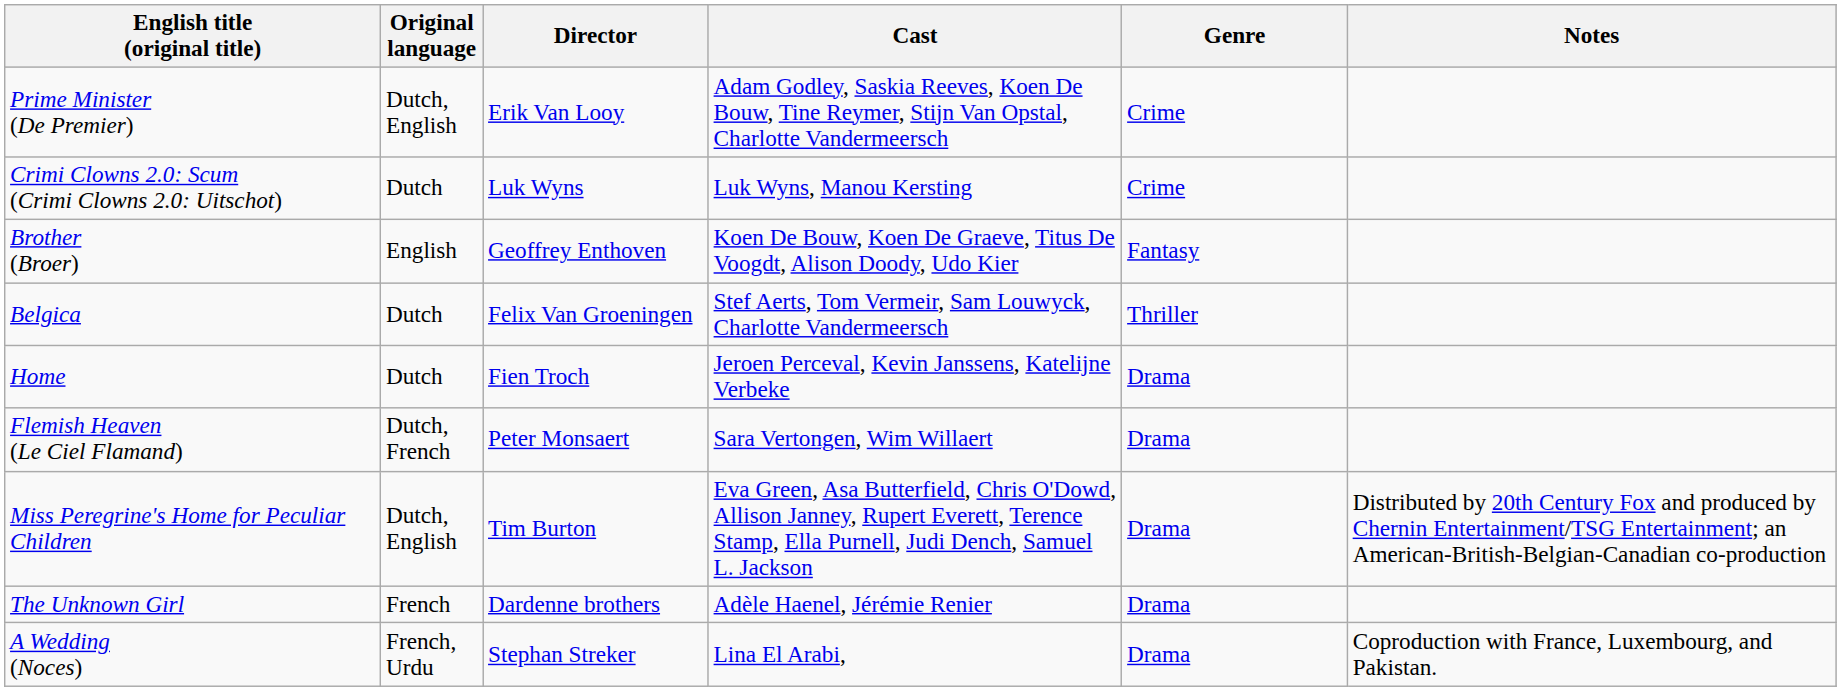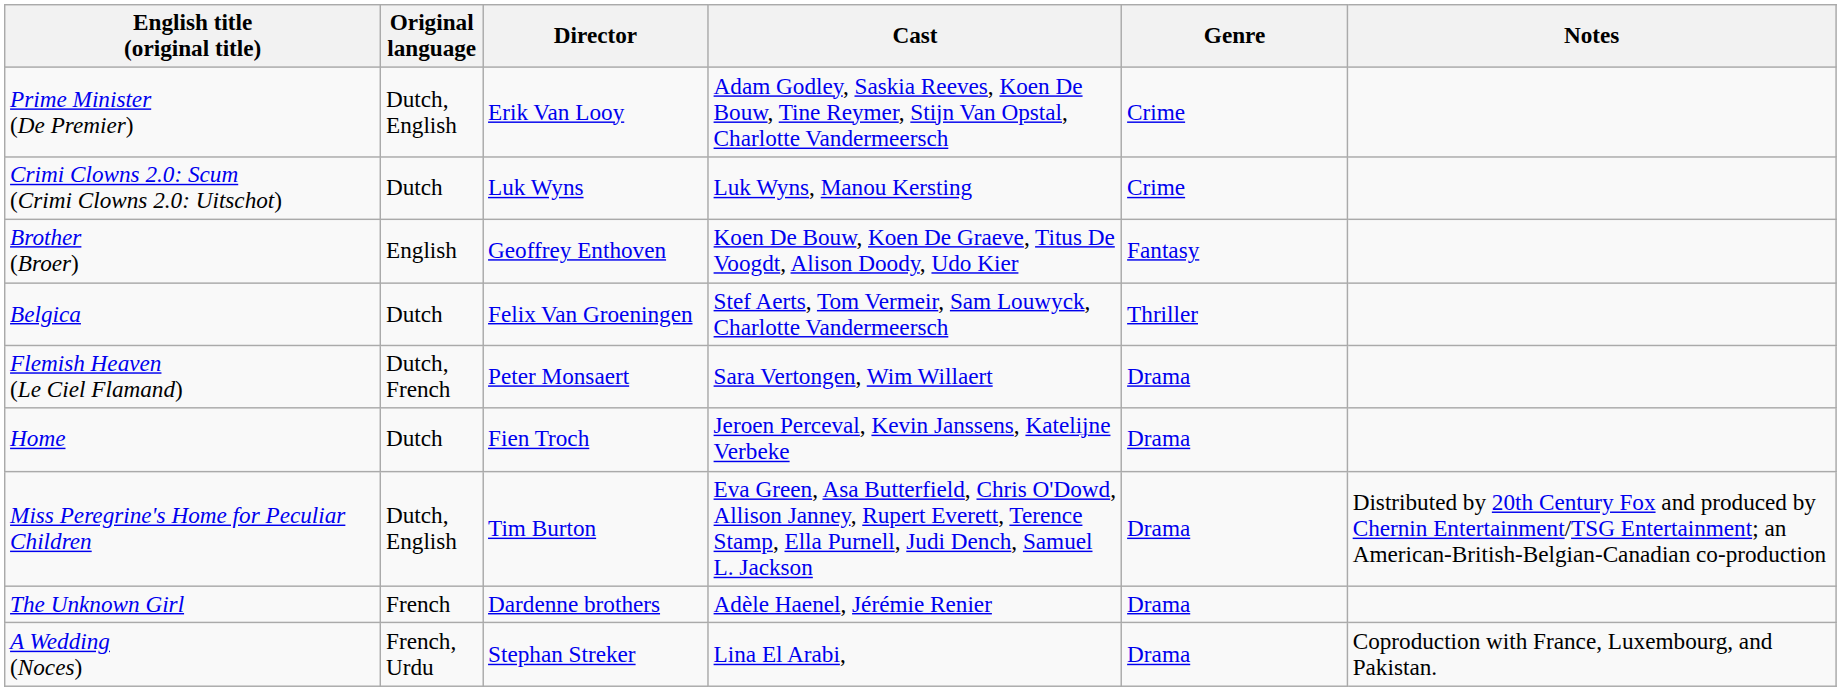rows swapped: (96, 439) <-> (38, 376)
